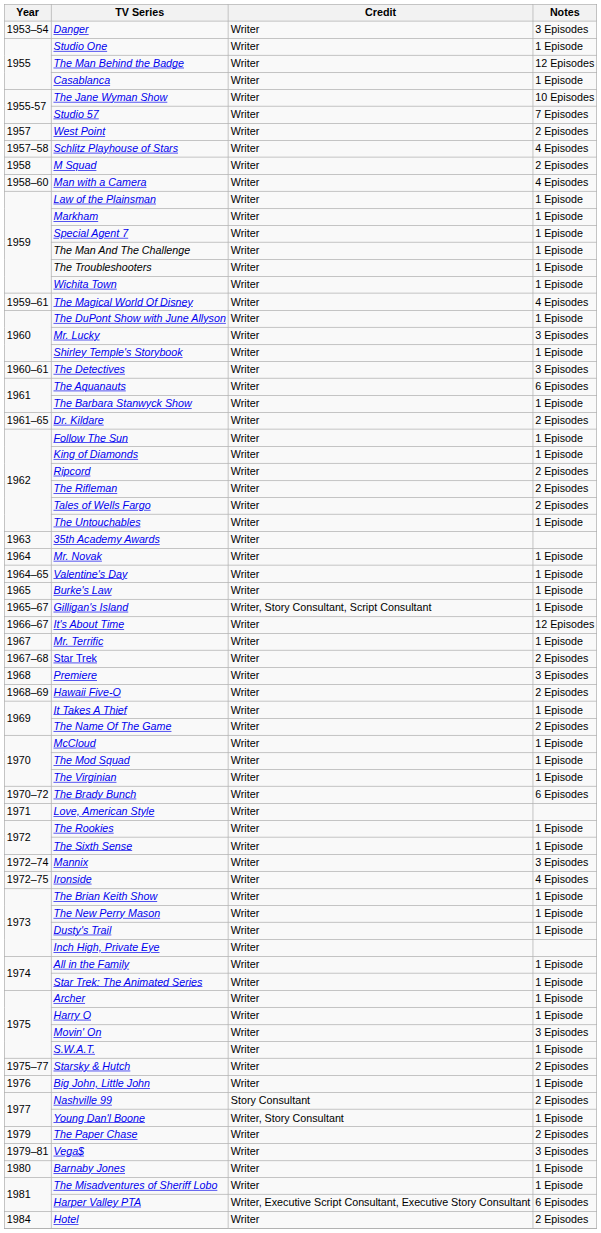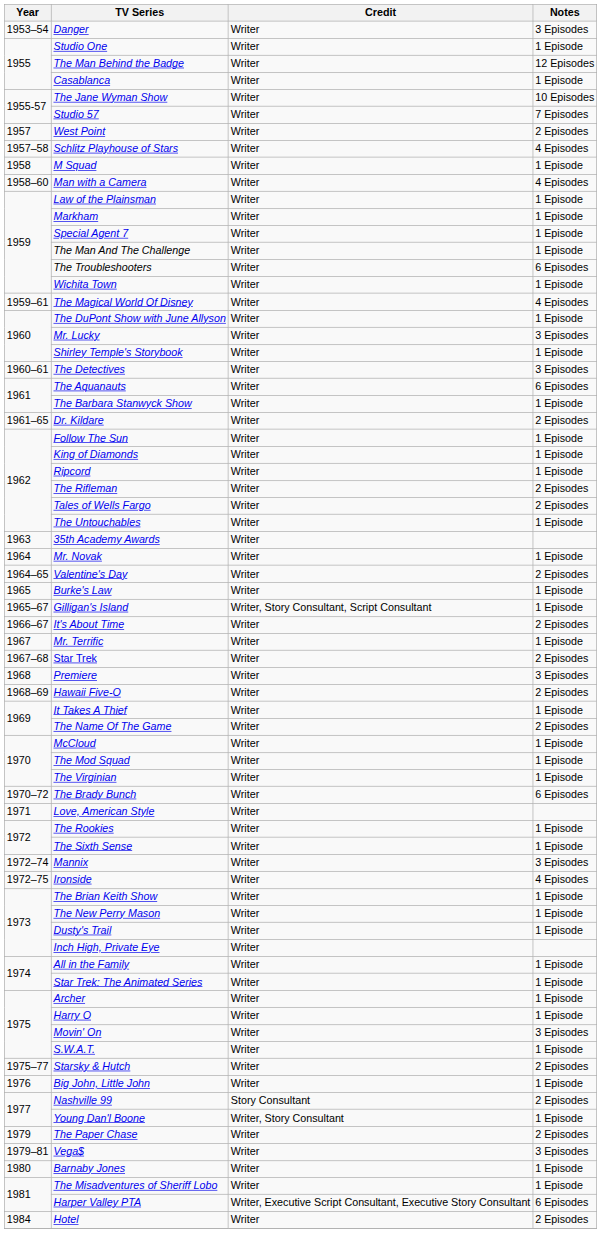(562, 166) 2 Episodes -> (559, 166) 1 Episode
(559, 268) 1 Episode -> (562, 268) 6 Episodes
(562, 472) 2 Episodes -> (559, 472) 1 Episode
(559, 574) 1 Episode -> (562, 574) 2 Episodes
(565, 625) 12 Episodes -> (562, 625) 2 Episodes
